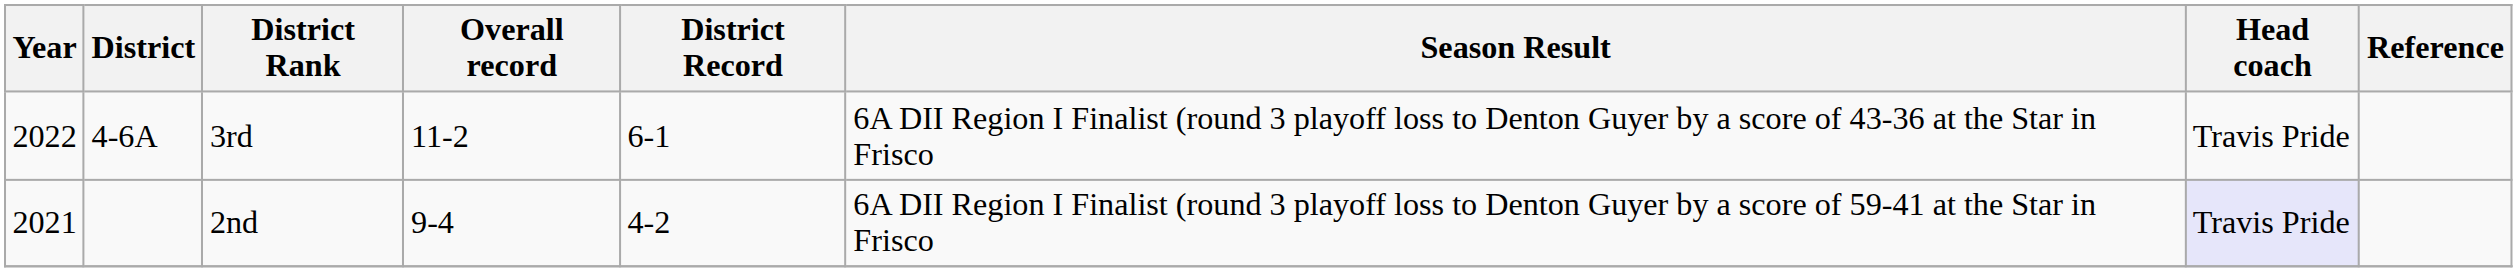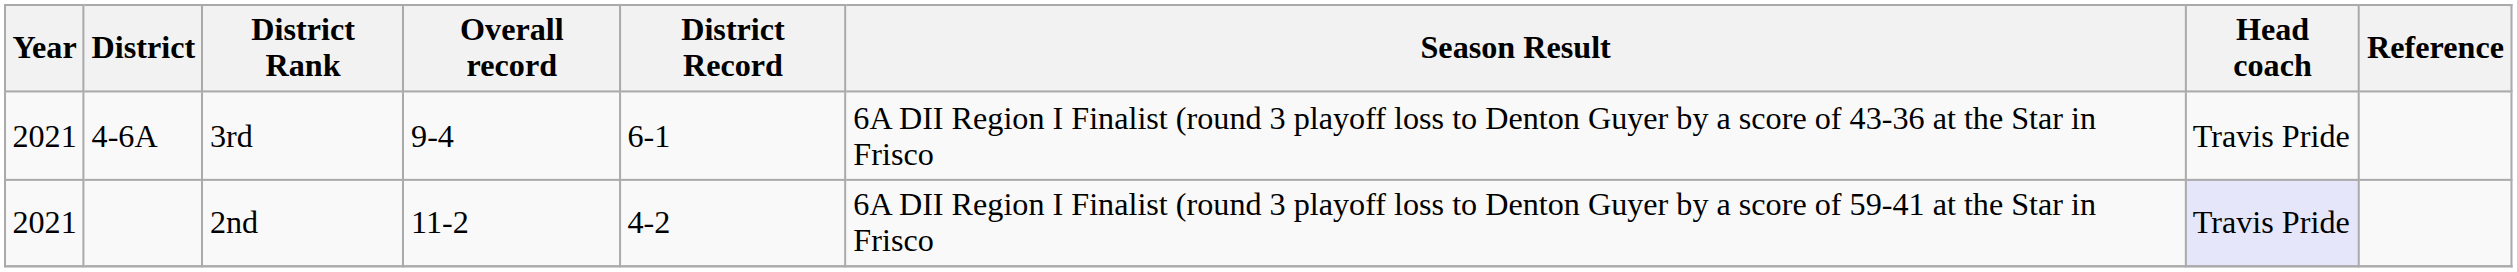(45, 135) 2022 -> (45, 135) 2021
(440, 135) 11-2 -> (432, 135) 9-4
(432, 222) 9-4 -> (440, 222) 11-2
